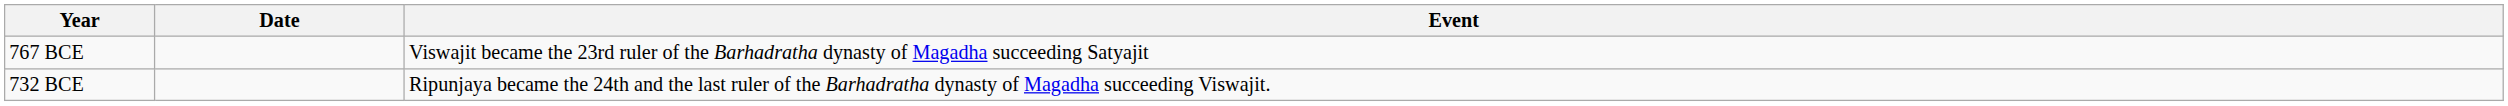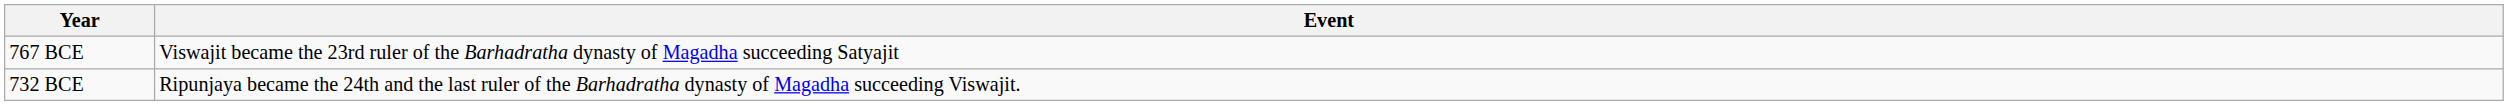- column: (279, 20)
